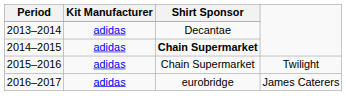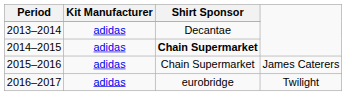(301, 64) Twilight -> (301, 64) James Caterers
(301, 82) James Caterers -> (301, 82) Twilight
